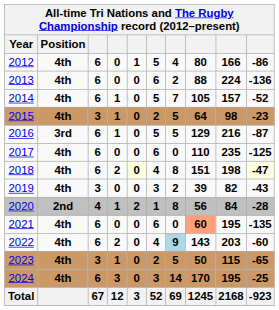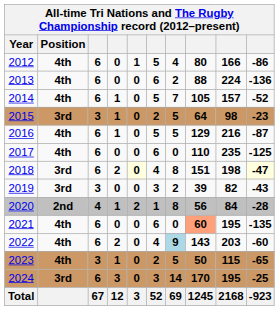(63, 116) 4th -> (63, 116) 3rd
(63, 134) 3rd -> (63, 134) 4th
(63, 170) 4th -> (63, 170) 3rd
(63, 188) 4th -> (63, 188) 3rd
(63, 278) 4th -> (63, 278) 3rd
